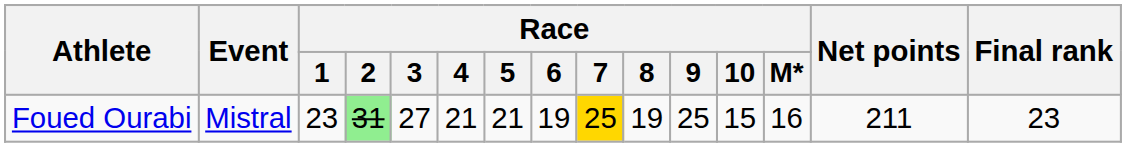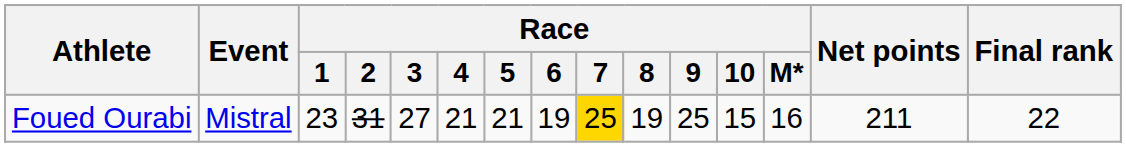(368, 119) lightgreen background -> (368, 119) no background
(1044, 119) 23 -> (1044, 119) 22
